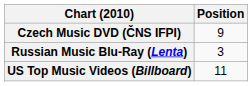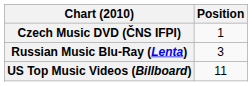(221, 33) 9 -> (221, 33) 1
